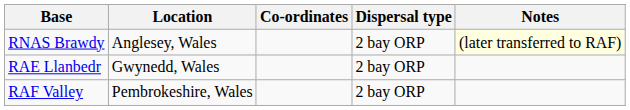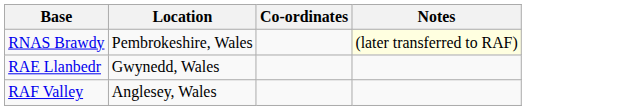- column: (404, 17)
(164, 42) Anglesey, Wales -> (182, 42) Pembrokeshire, Wales
(182, 92) Pembrokeshire, Wales -> (164, 92) Anglesey, Wales
